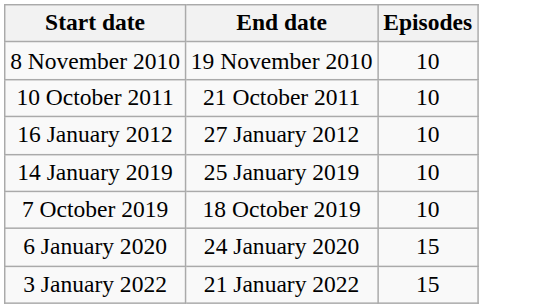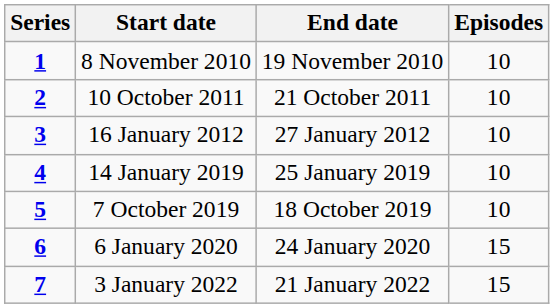+ column: (40, 23)
